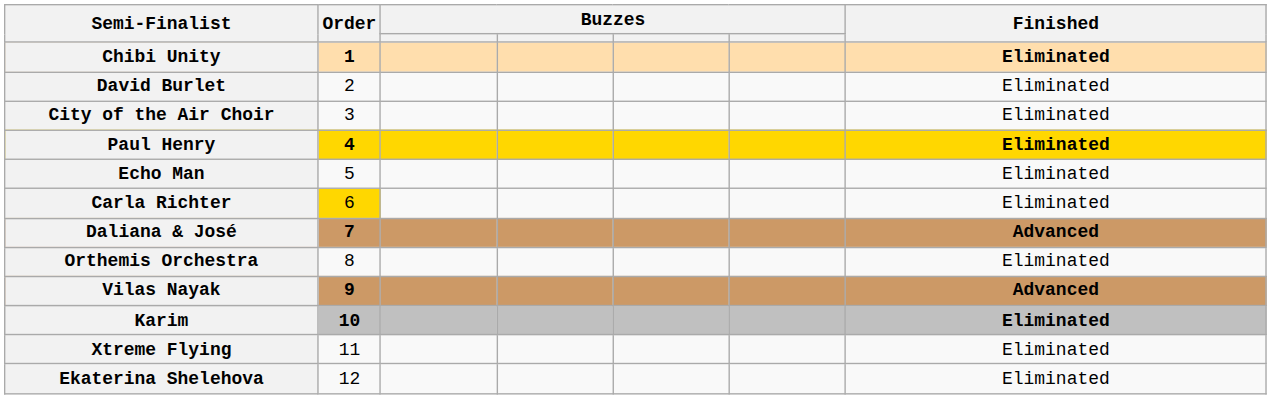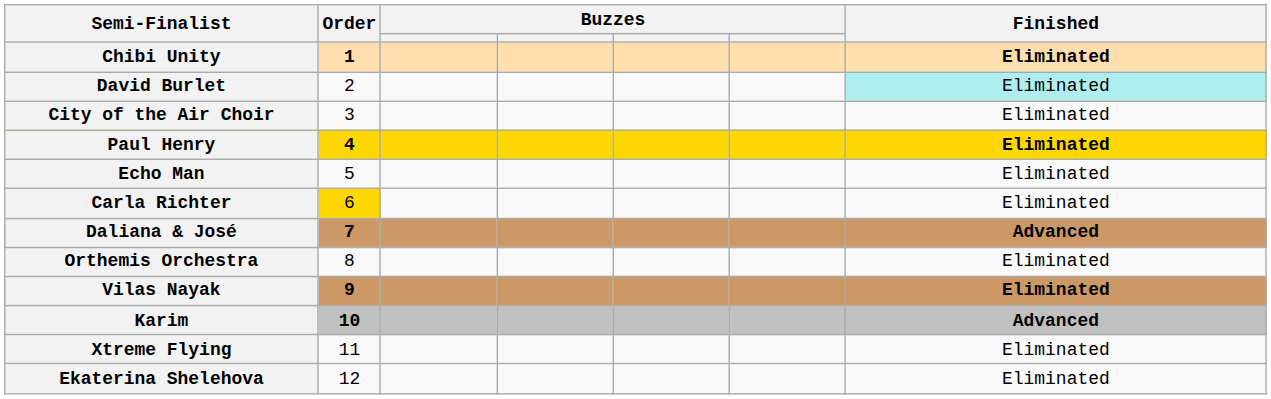(1056, 86) no background -> (1056, 86) paleturquoise background
(1056, 291) Advanced -> (1056, 291) Eliminated
(1056, 320) Eliminated -> (1056, 320) Advanced
